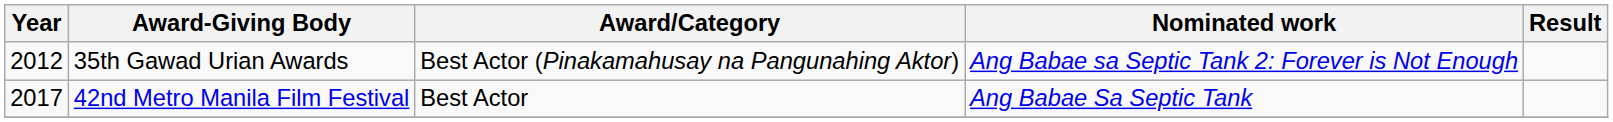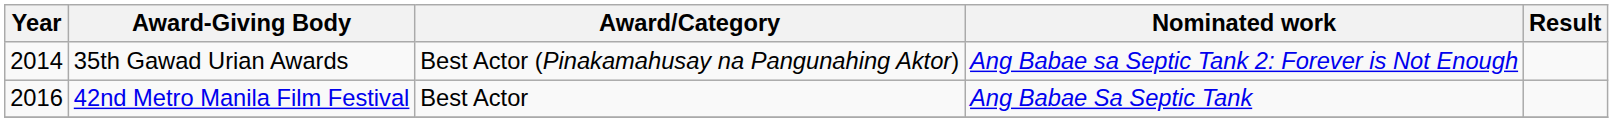(37, 60) 2012 -> (37, 60) 2014
(37, 98) 2017 -> (37, 98) 2016
